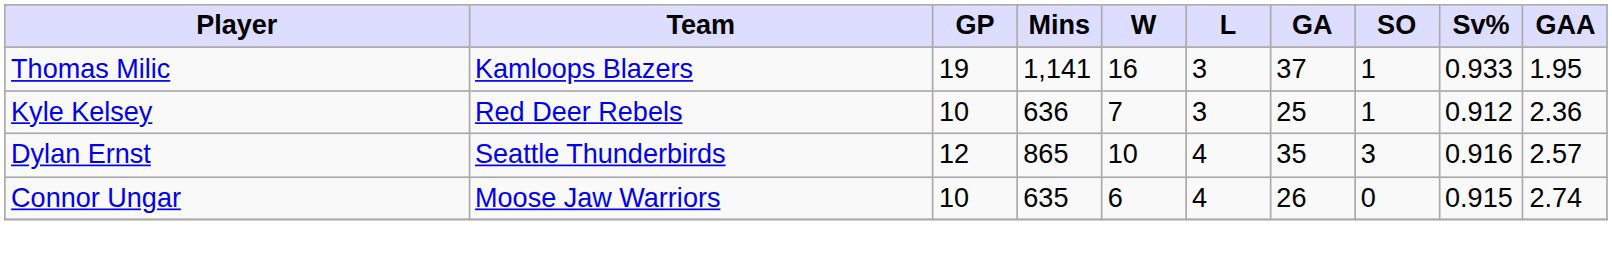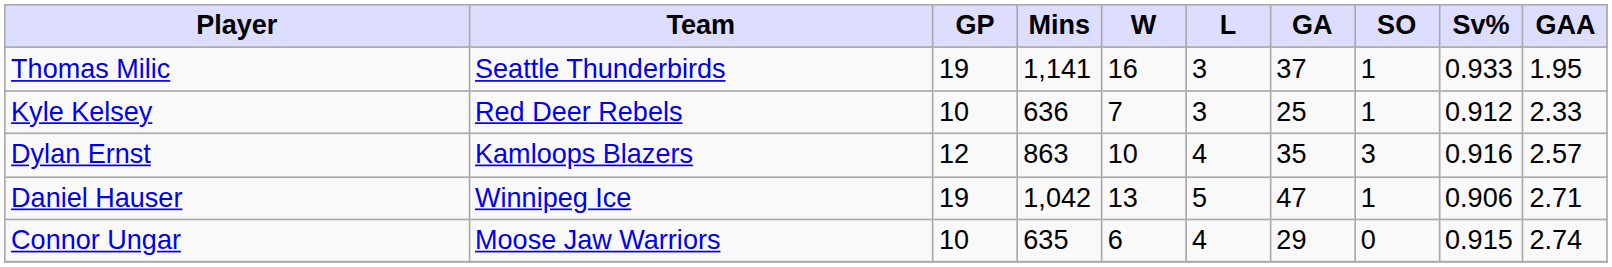(584, 68) Kamloops Blazers -> (600, 68) Seattle Thunderbirds
(1556, 111) 2.36 -> (1556, 111) 2.33
(600, 154) Seattle Thunderbirds -> (584, 154) Kamloops Blazers
(1046, 154) 865 -> (1046, 154) 863
+ row: (97, 197)
(1291, 197) 26 -> (1291, 240) 29
